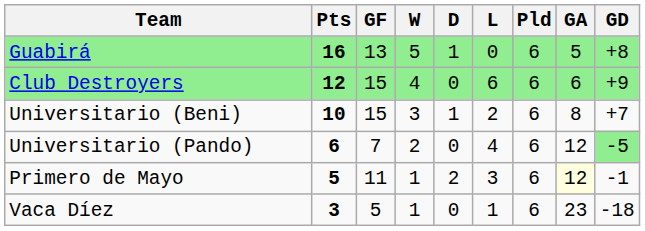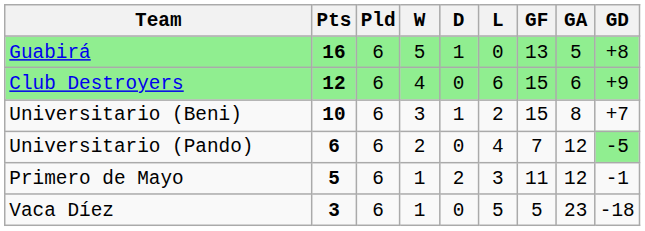columns swapped: (534, 21) <-> (376, 21)
(576, 178) lightyellow background -> (576, 178) no background
(493, 210) 1 -> (498, 210) 5
